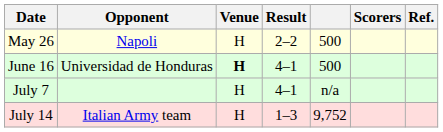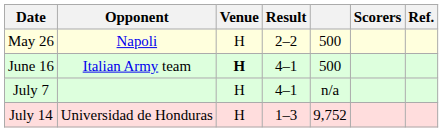(137, 66) Universidad de Honduras -> (137, 66) Italian Army team
(137, 115) Italian Army team -> (137, 115) Universidad de Honduras
